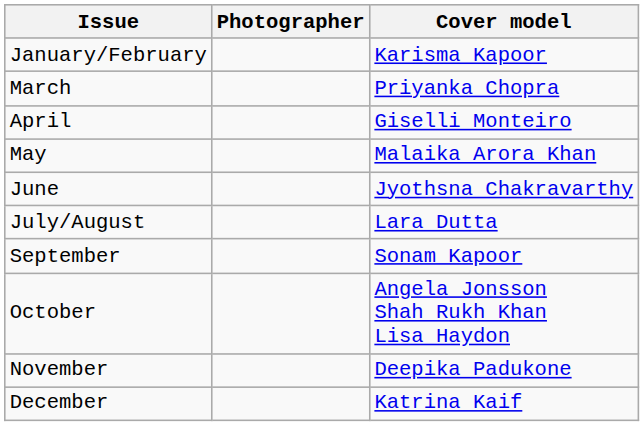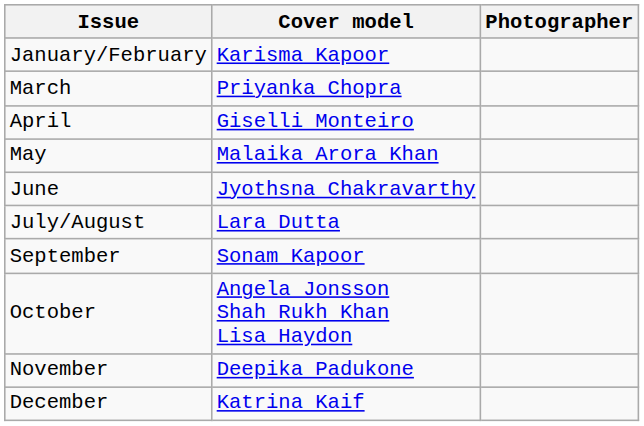columns swapped: (504, 22) <-> (291, 22)
